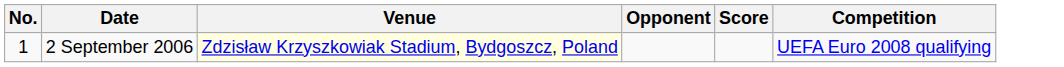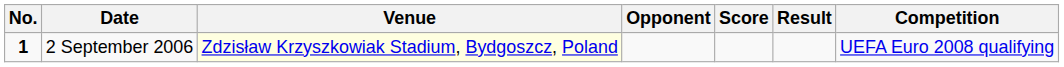+ column: (804, 18)
(23, 47) normal -> (23, 47) bold
